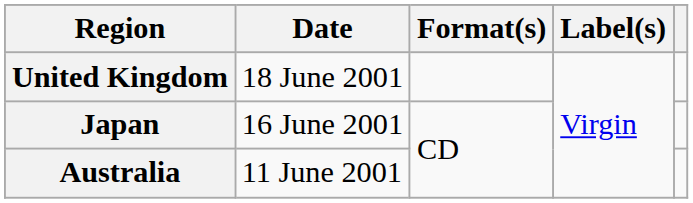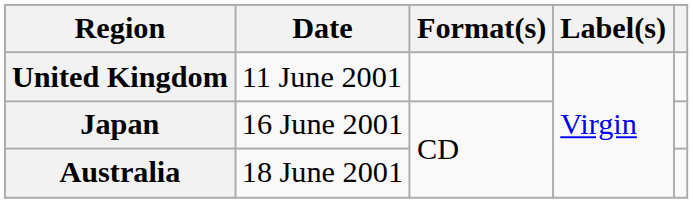(322, 76) 18 June 2001 -> (322, 76) 11 June 2001
(322, 172) 11 June 2001 -> (322, 172) 18 June 2001
